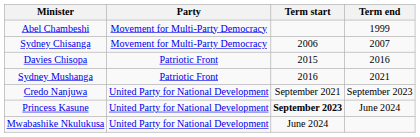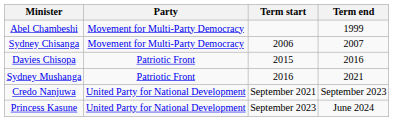(308, 108) bold -> (283, 108) normal
- row: (55, 124)
